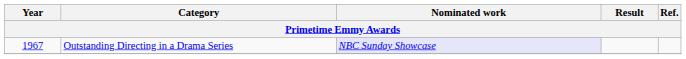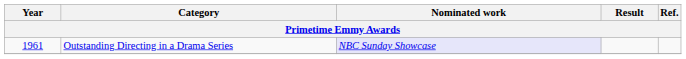(33, 45) 1967 -> (33, 45) 1961
